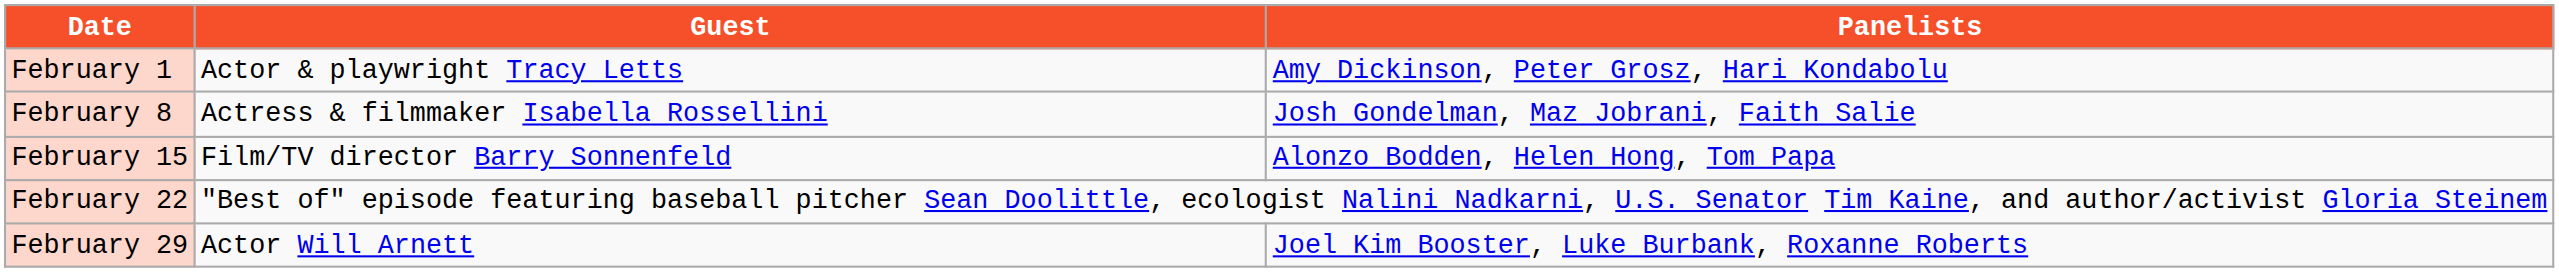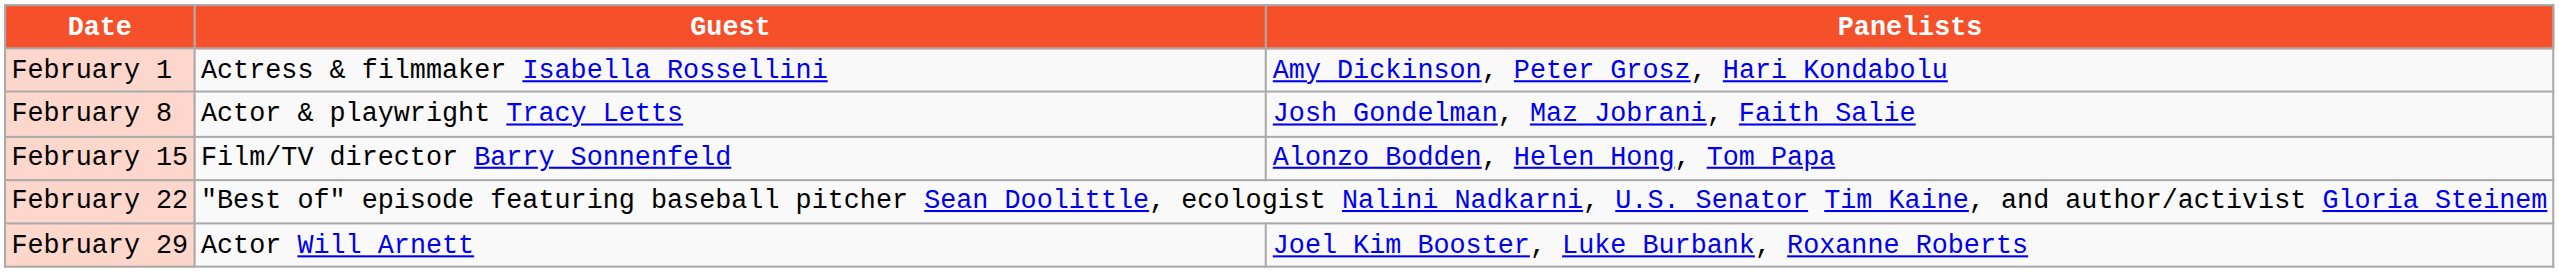(442, 70) Actor & playwright Tracy Letts -> (514, 70) Actress & filmmaker Isabella Rossellini
(514, 114) Actress & filmmaker Isabella Rossellini -> (442, 114) Actor & playwright Tracy Letts
